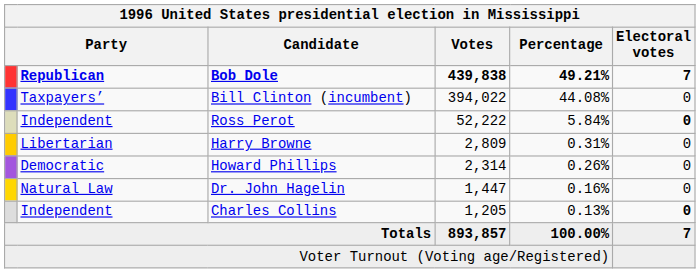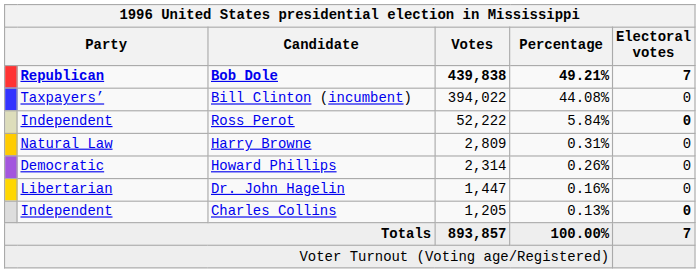(66, 145) Libertarian -> (66, 145) Natural Law
(66, 190) Natural Law -> (66, 190) Libertarian
